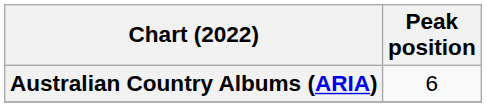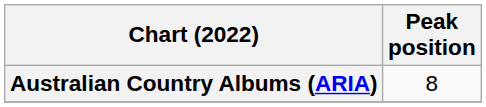(432, 83) 6 -> (432, 83) 8
